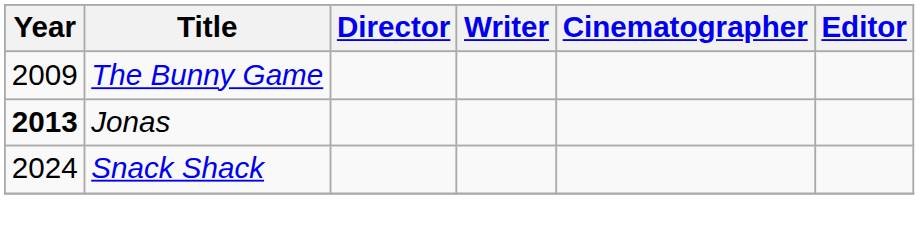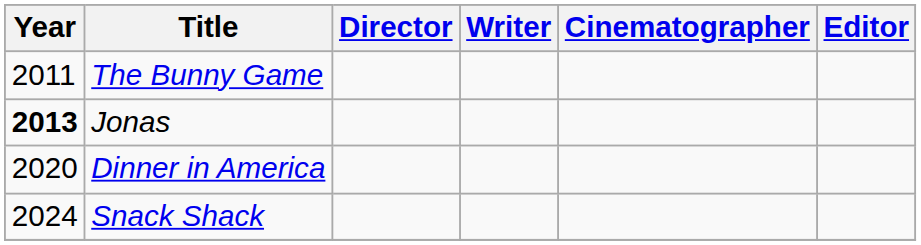(45, 74) 2009 -> (44, 74) 2011
+ row: (208, 168)
